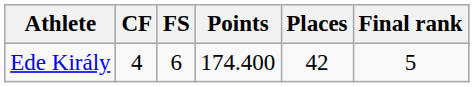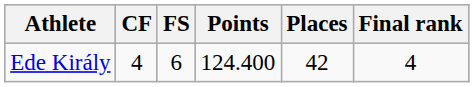(238, 61) 174.400 -> (238, 61) 124.400
(411, 61) 5 -> (411, 61) 4
